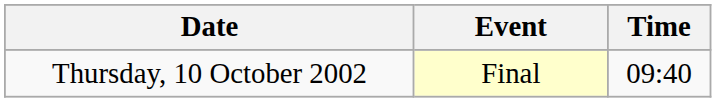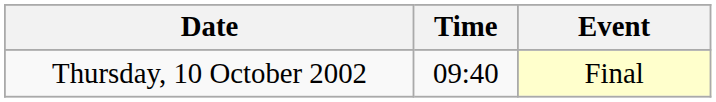columns swapped: (659, 27) <-> (511, 27)
